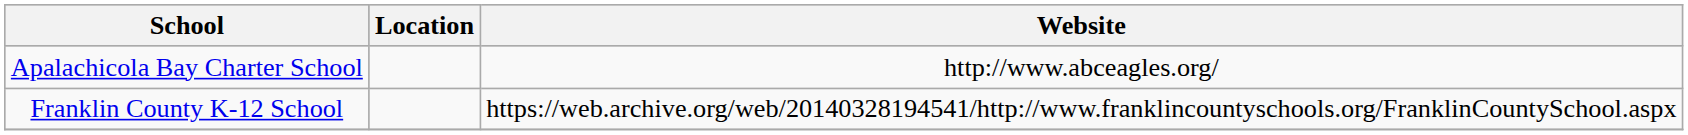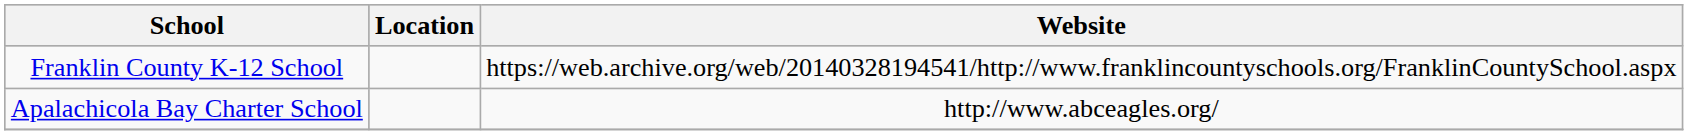rows swapped: (187, 108) <-> (187, 66)
